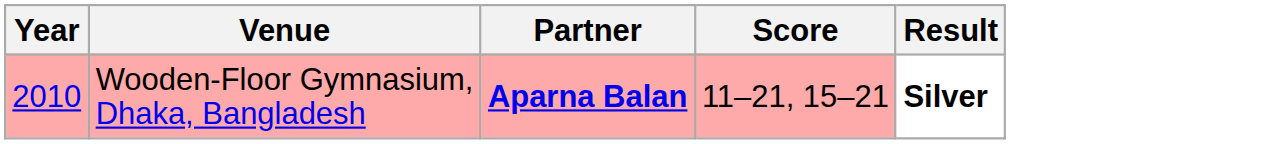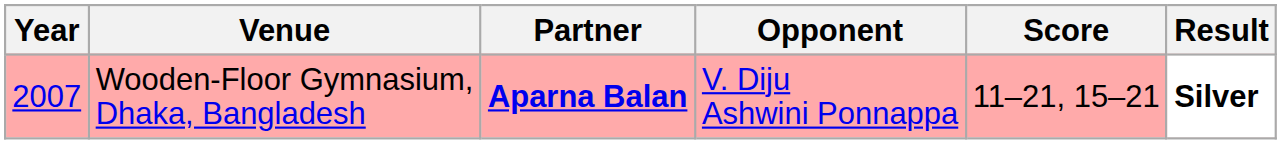+ column: (830, 30)
(47, 96) 2010 -> (47, 96) 2007
